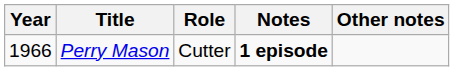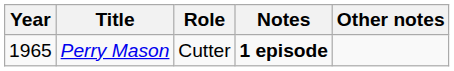(30, 50) 1966 -> (30, 50) 1965
